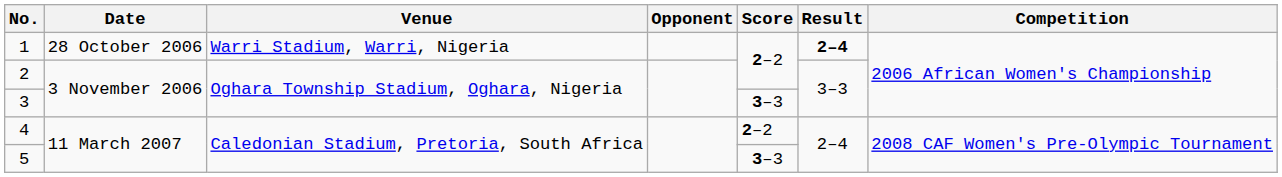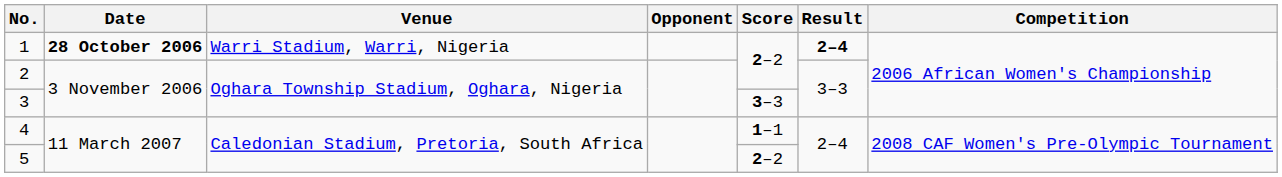(125, 47) normal -> (125, 47) bold
(757, 131) 2–2 -> (767, 131) 1–1
(767, 158) 3–3 -> (767, 158) 2–2
